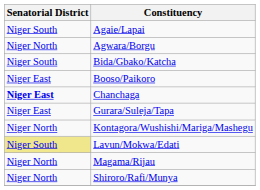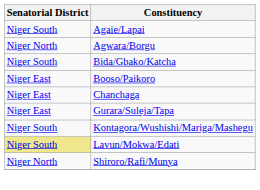(30, 95) bold -> (29, 95) normal
(32, 128) Niger North -> (32, 128) Niger South
- row: (124, 161)
